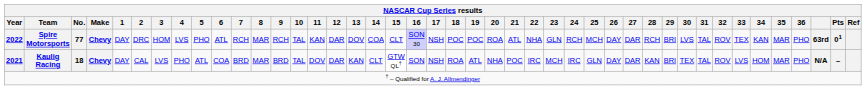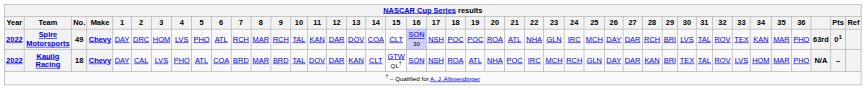(79, 39) 77 -> (79, 39) 49
(574, 39) RCH -> (574, 39) IRC
(14, 61) 2021 -> (14, 61) 2022
(574, 61) IRC -> (574, 61) RCH
